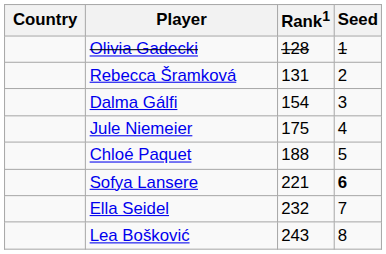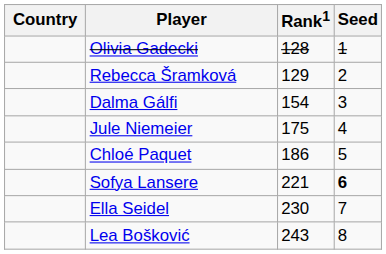(295, 75) 131 -> (295, 75) 129
(295, 155) 188 -> (295, 155) 186
(295, 208) 232 -> (295, 208) 230
